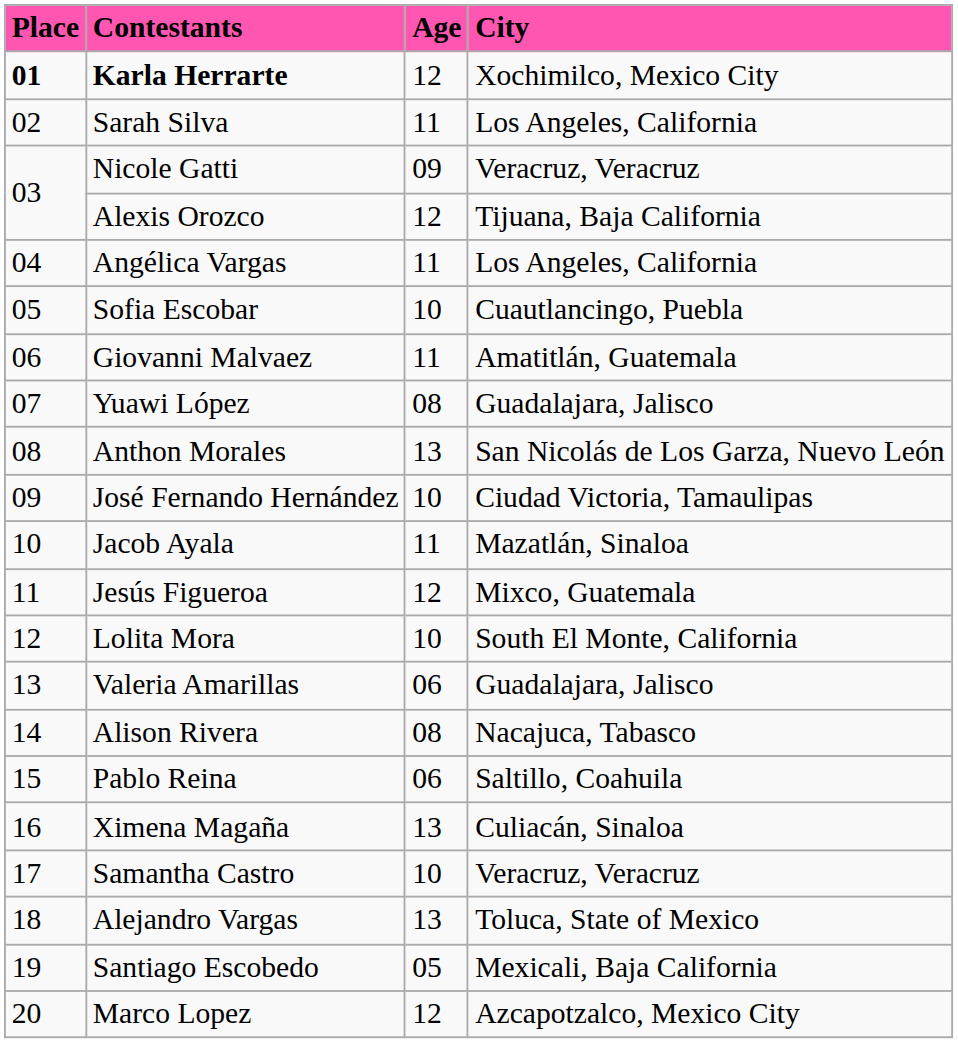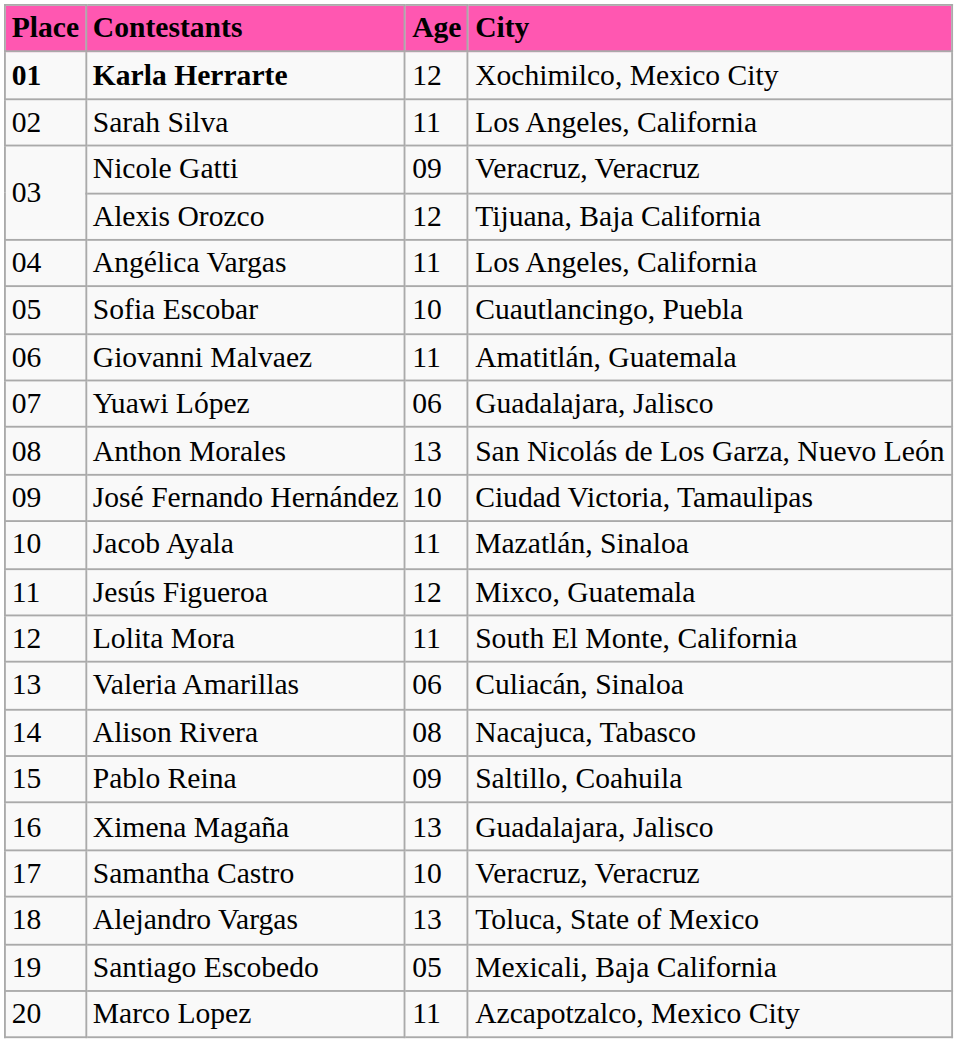(427, 403) 08 -> (427, 403) 06
(427, 638) 10 -> (426, 638) 11
(594, 685) Guadalajara, Jalisco -> (580, 685) Culiacán, Sinaloa
(427, 779) 06 -> (427, 779) 09
(580, 826) Culiacán, Sinaloa -> (594, 826) Guadalajara, Jalisco
(427, 1013) 12 -> (426, 1013) 11
